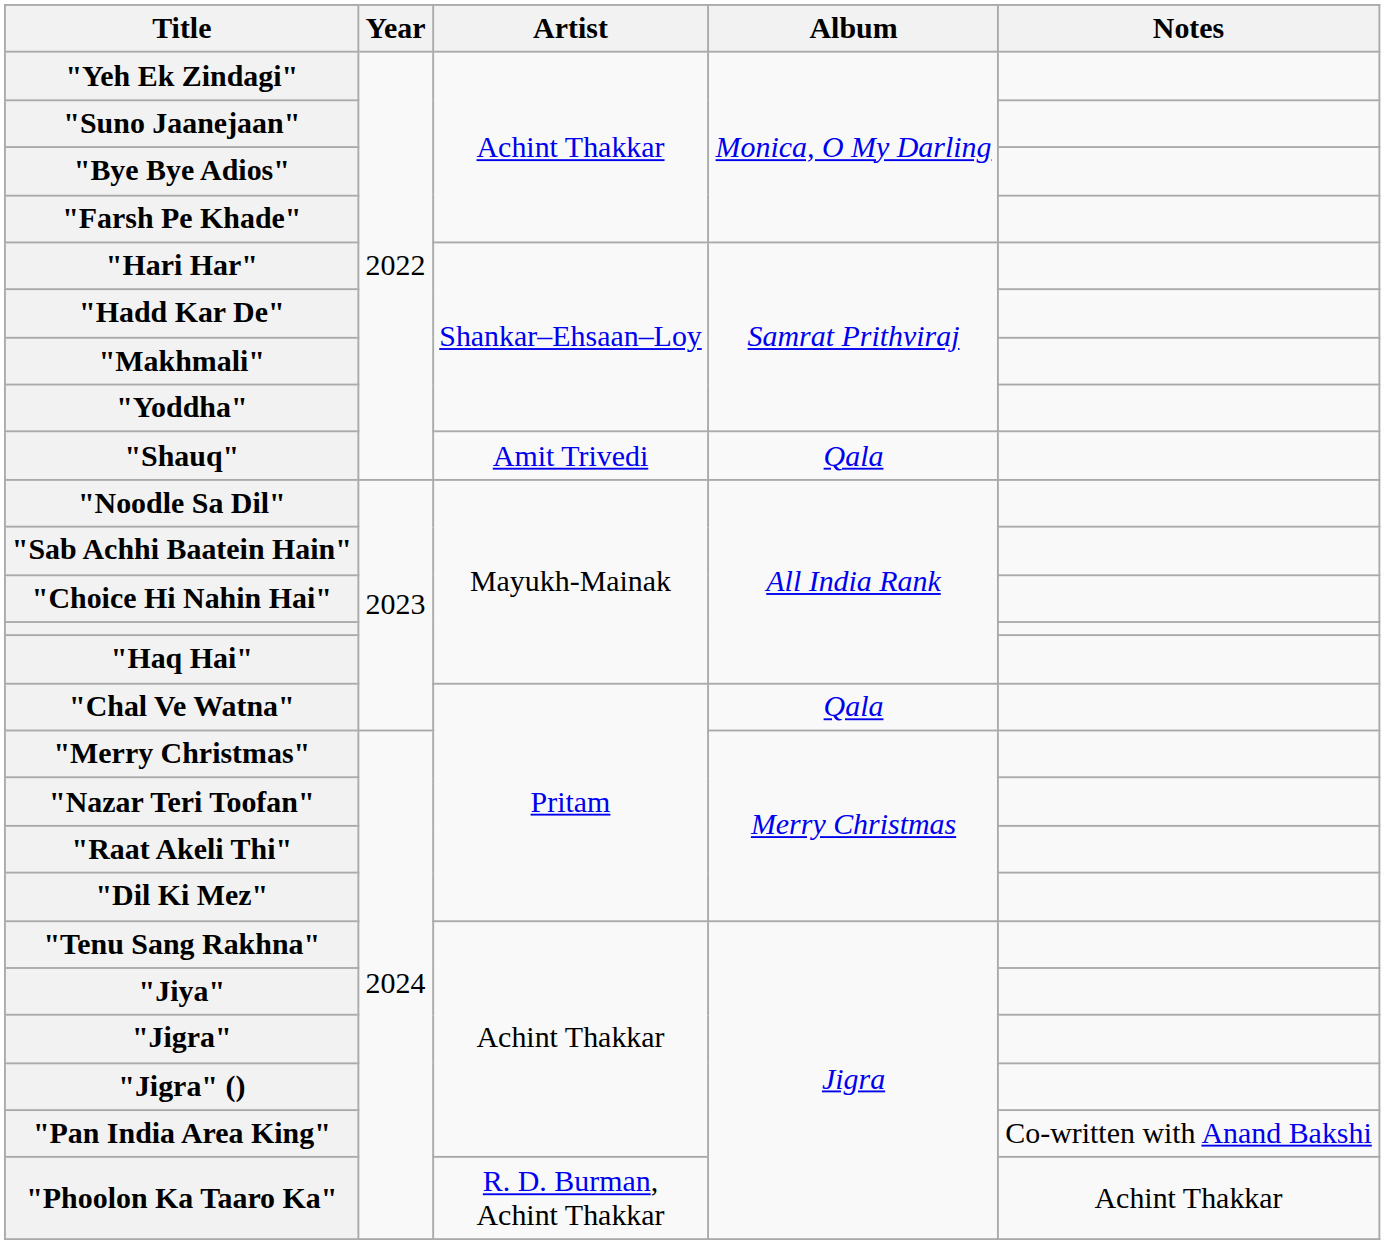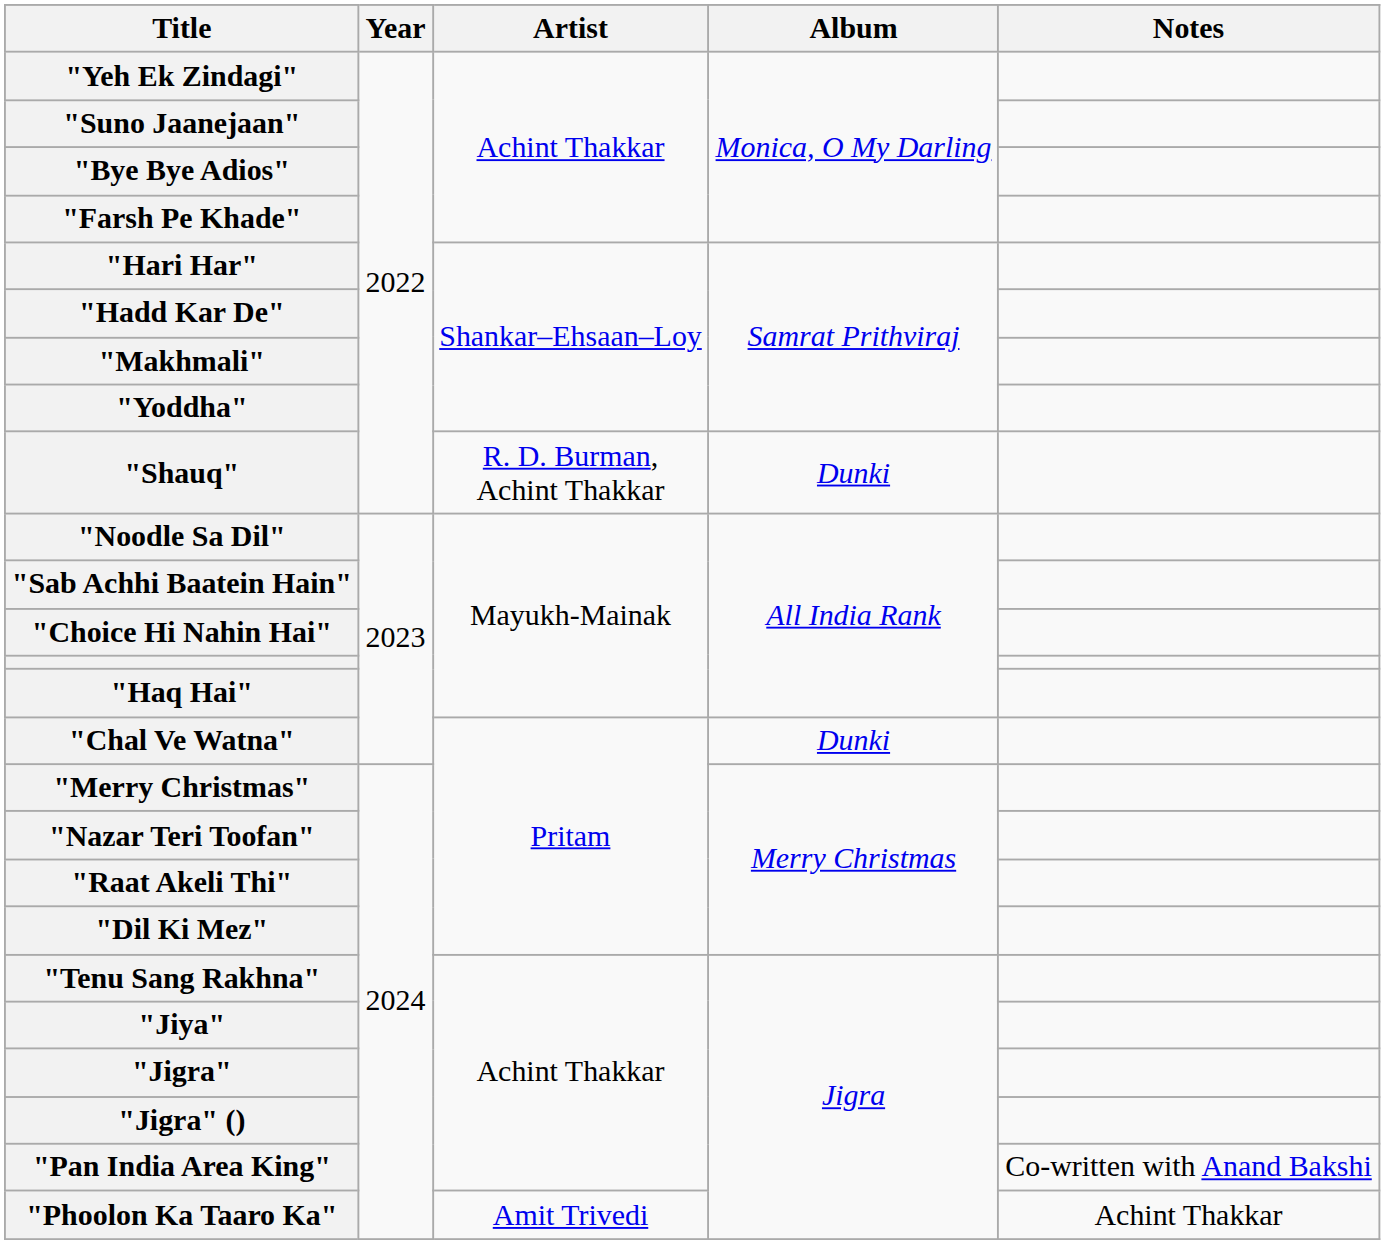(571, 455) Amit Trivedi -> (571, 472) R. D. Burman, Achint Thakkar
(854, 455) Qala -> (854, 472) Dunki
(854, 706) Qala -> (854, 739) Dunki
(571, 1197) R. D. Burman, Achint Thakkar -> (571, 1214) Amit Trivedi
